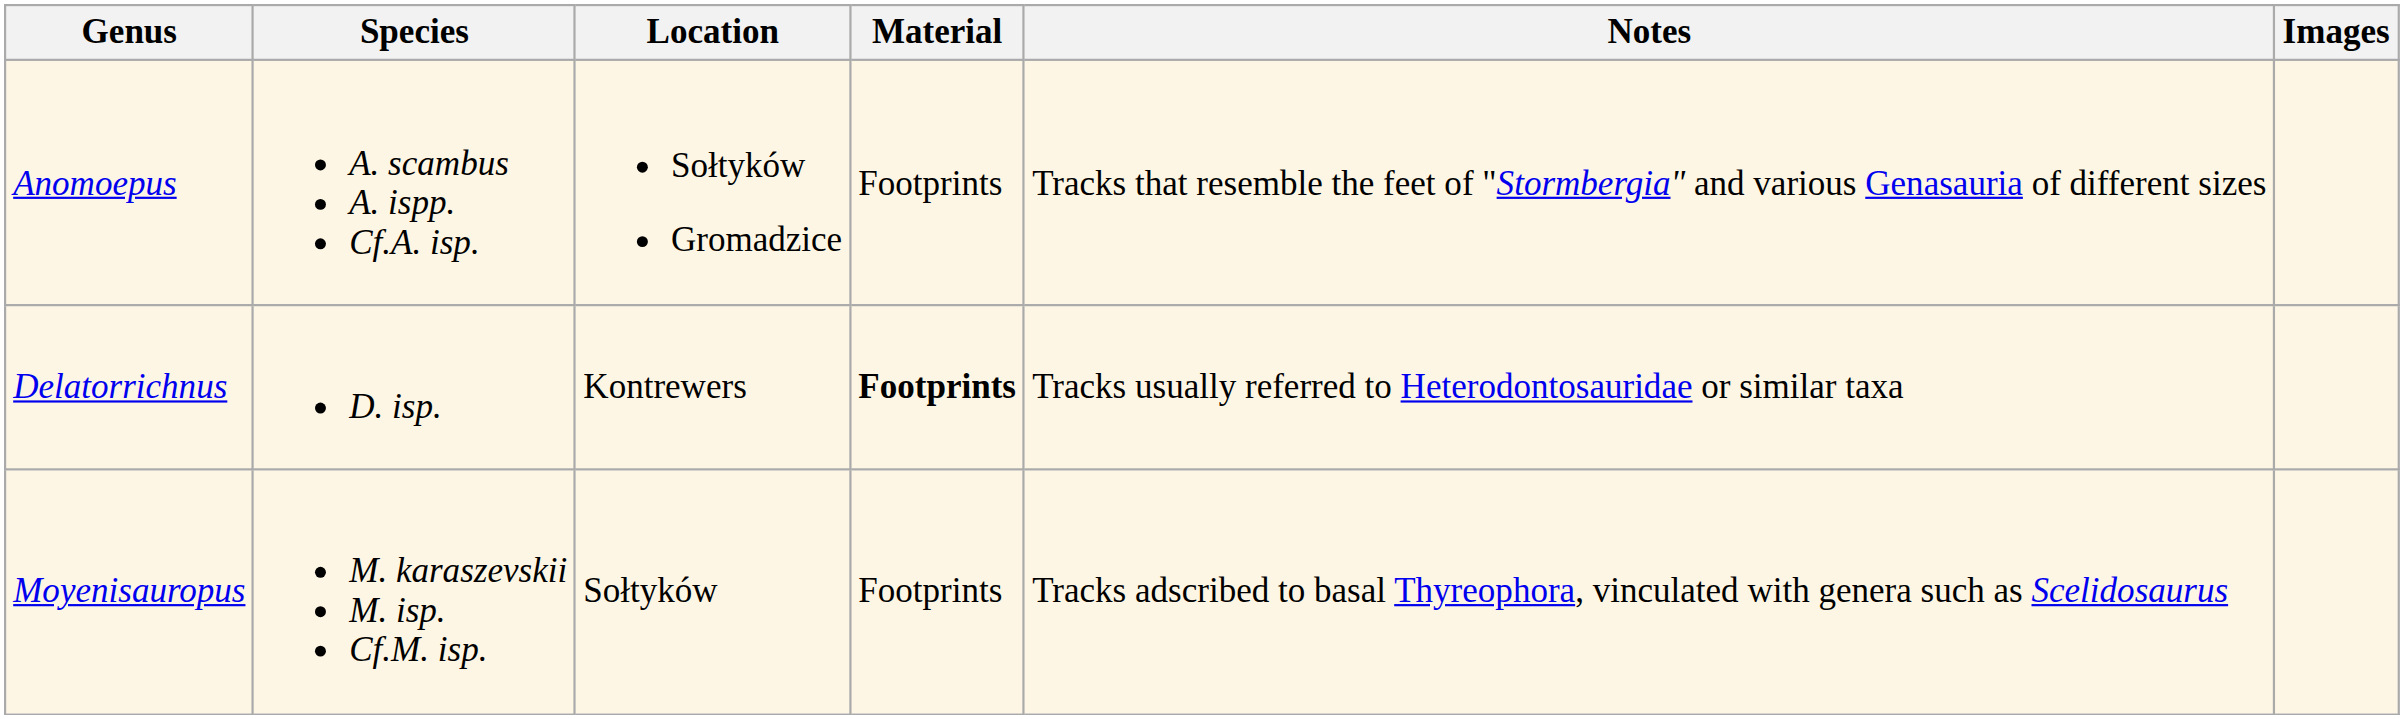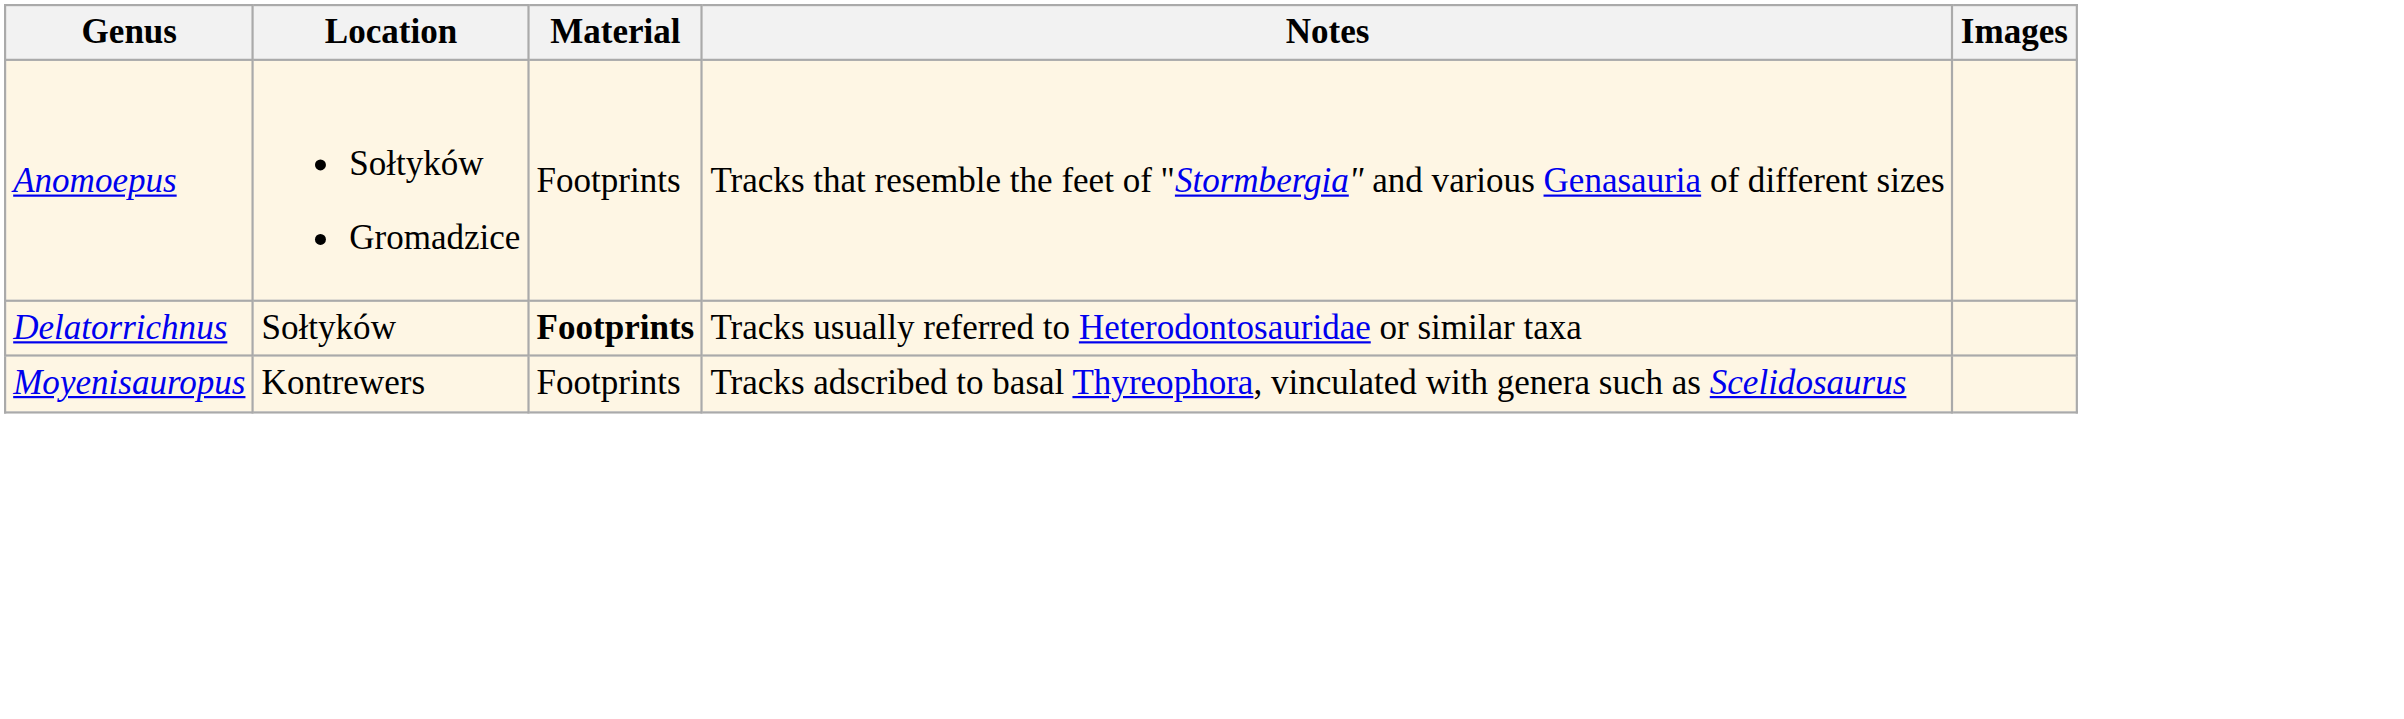- column: (414, 32)
(665, 386) Kontrewers -> (329, 327) Sołtyków
(650, 591) Sołtyków -> (343, 382) Kontrewers
